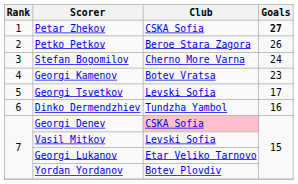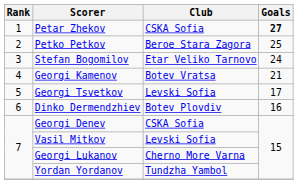(276, 44) 26 -> (276, 44) 25
(195, 60) Cherno More Varna -> (201, 60) Etar Veliko Tarnovo
(276, 76) 23 -> (276, 76) 21
(186, 108) Tundzha Yambol -> (183, 108) Botev Plovdiv
(174, 124) pink background -> (174, 124) no background
(201, 155) Etar Veliko Tarnovo -> (195, 155) Cherno More Varna
(183, 171) Botev Plovdiv -> (186, 171) Tundzha Yambol
